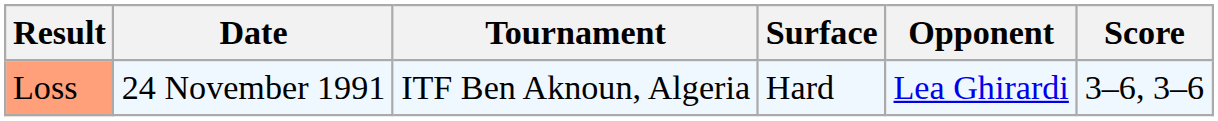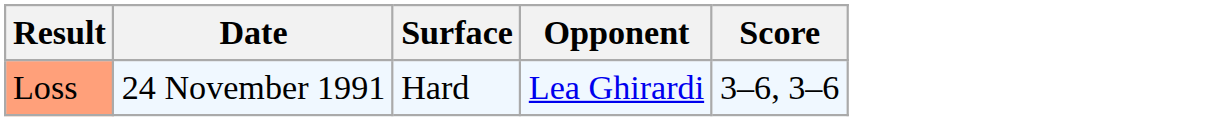- column: (576, 31)
